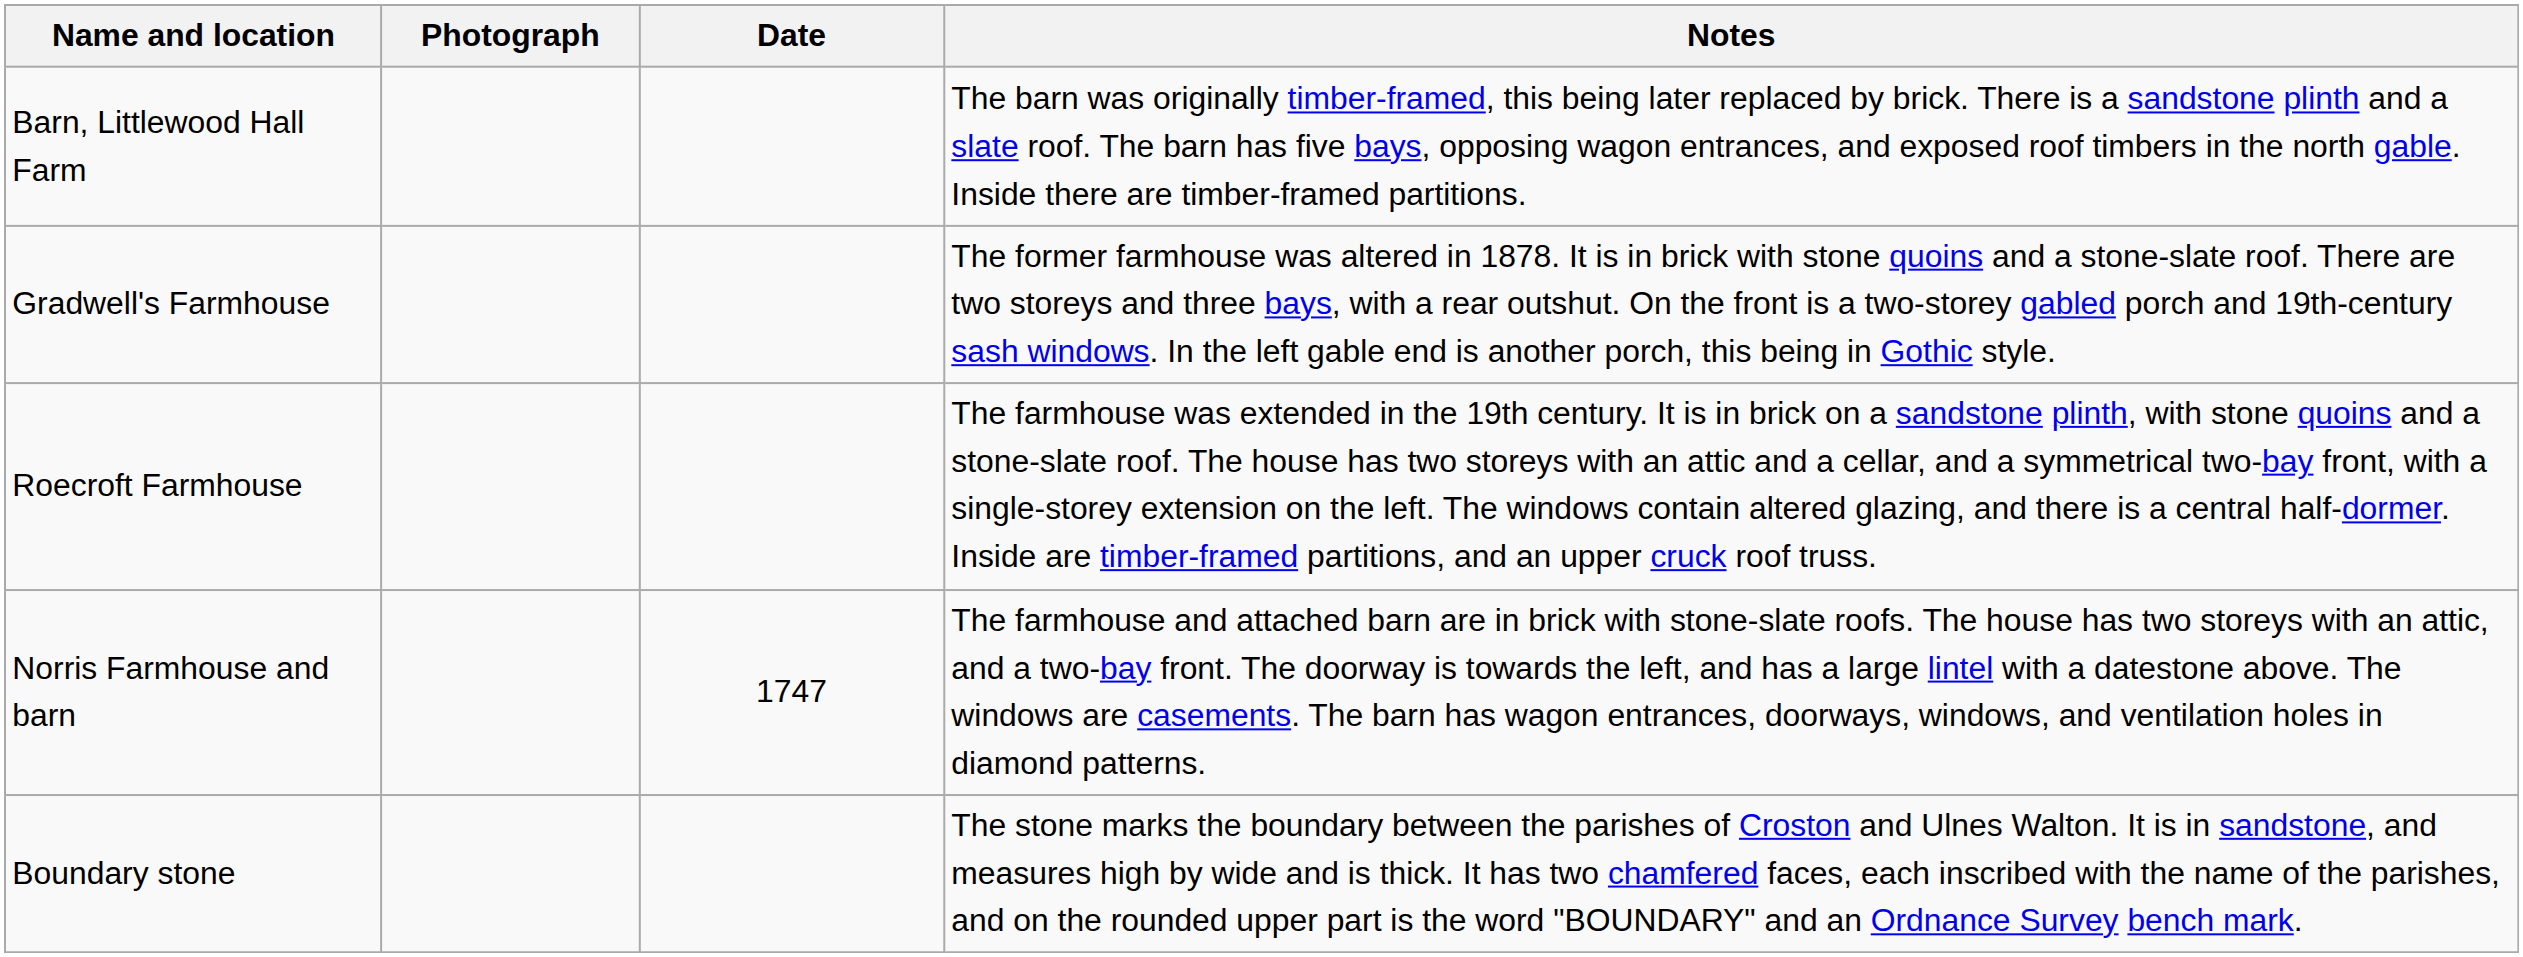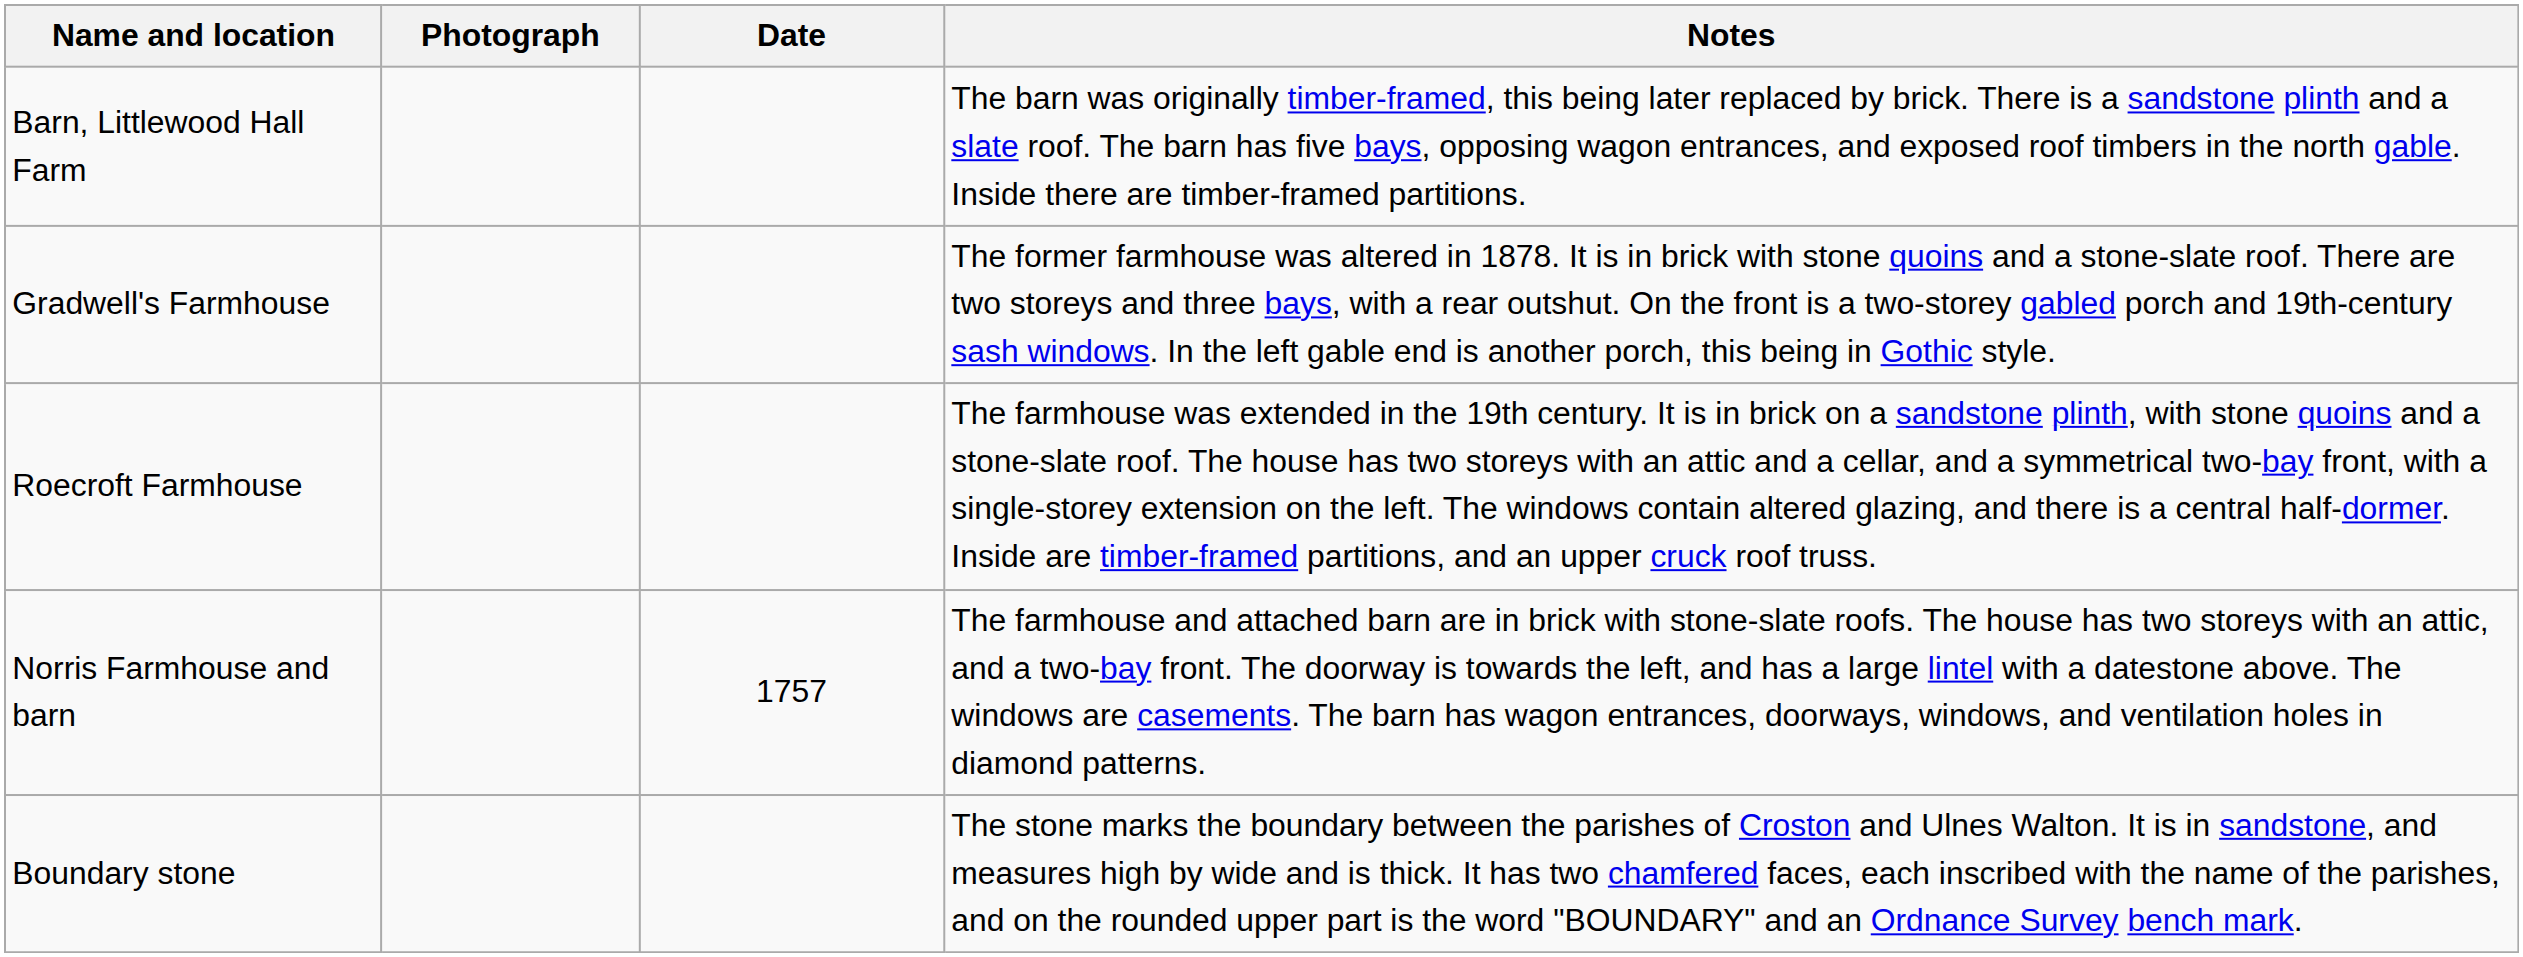(791, 691) 1747 -> (791, 691) 1757
